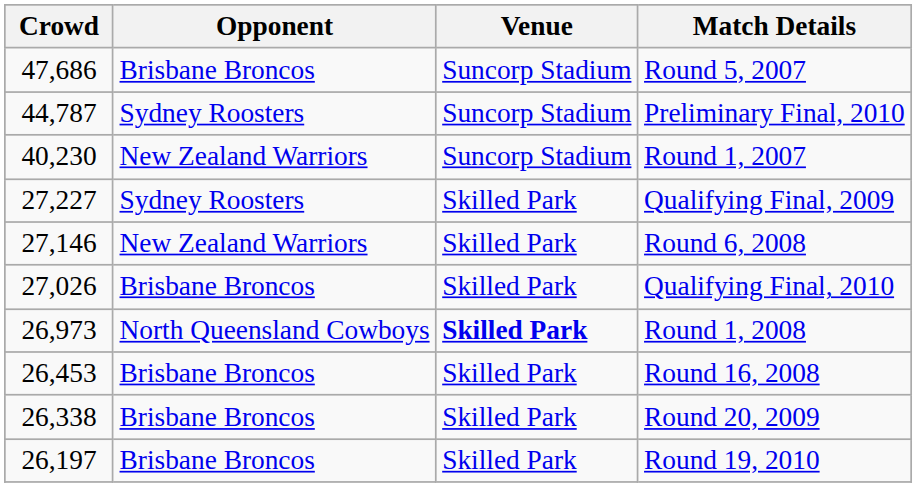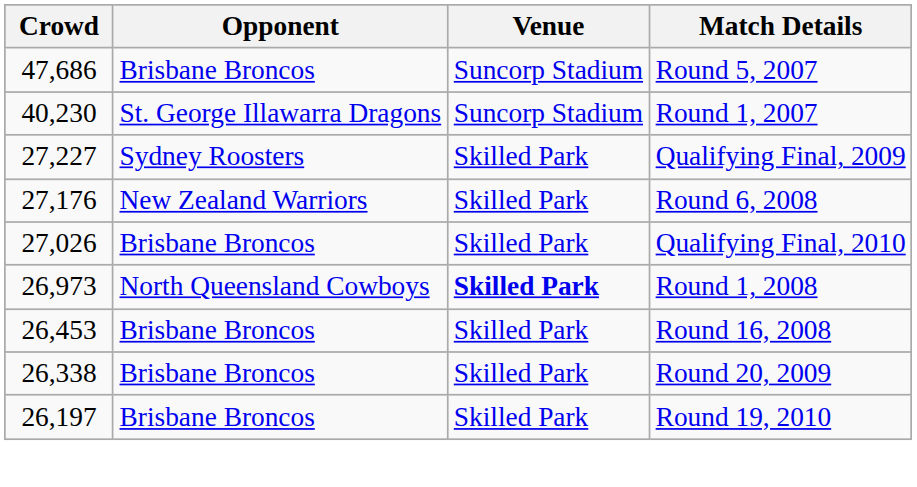- row: (774, 112)
(244, 156) New Zealand Warriors -> (280, 112) St. George Illawarra Dragons
(59, 243) 27,146 -> (59, 199) 27,176
